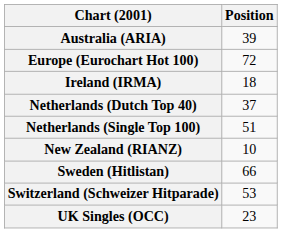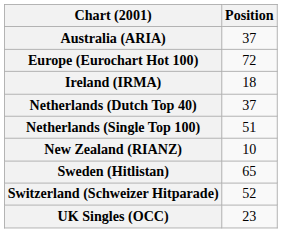(249, 37) 39 -> (249, 37) 37
(249, 171) 66 -> (249, 171) 65
(249, 194) 53 -> (249, 194) 52
